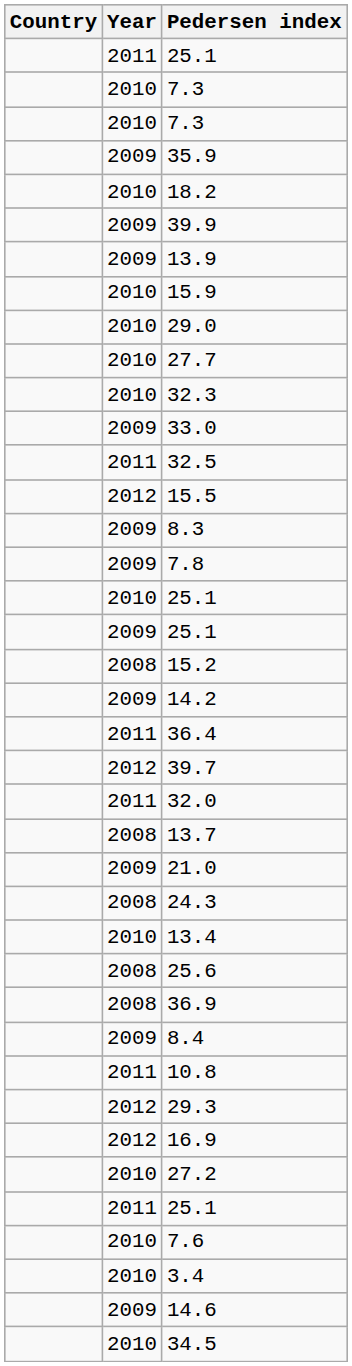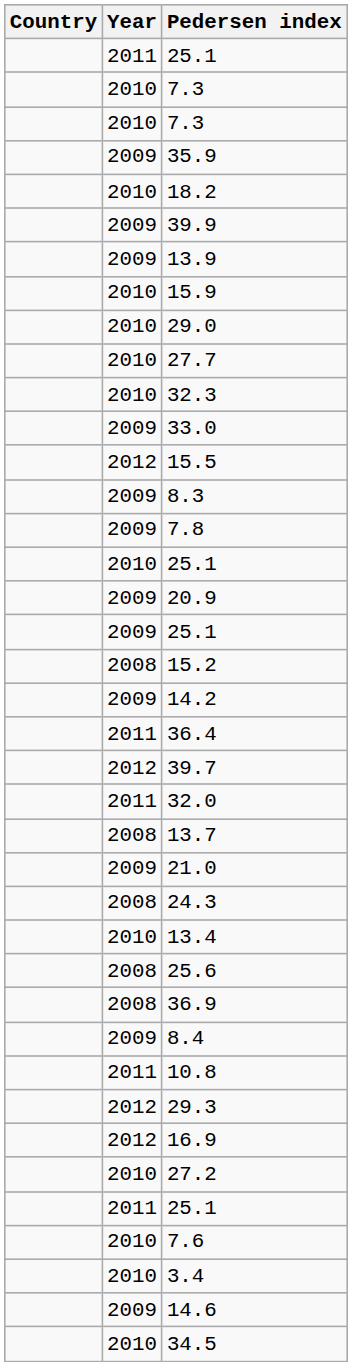- row: (132, 462)
+ row: (132, 598)
